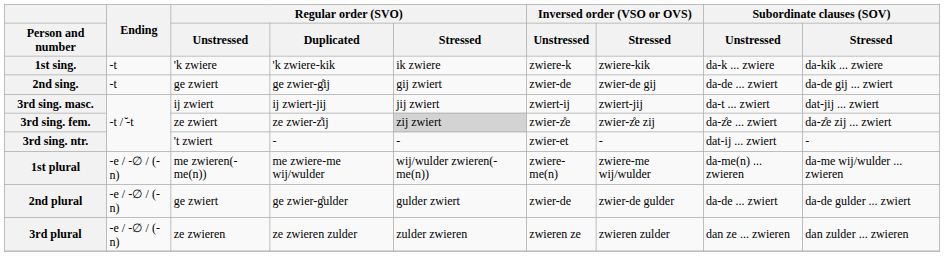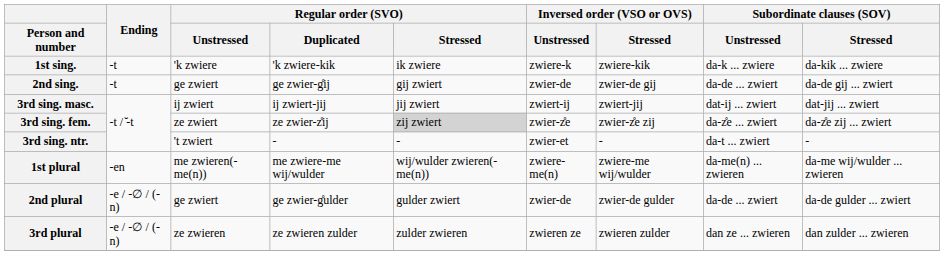(738, 103) da-t ... zwiert -> (741, 103) dat-ij ... zwiert
(741, 141) dat-ij ... zwiert -> (738, 141) da-t ... zwiert
(135, 168) -e / -∅ / (-n) -> (117, 167) -en
